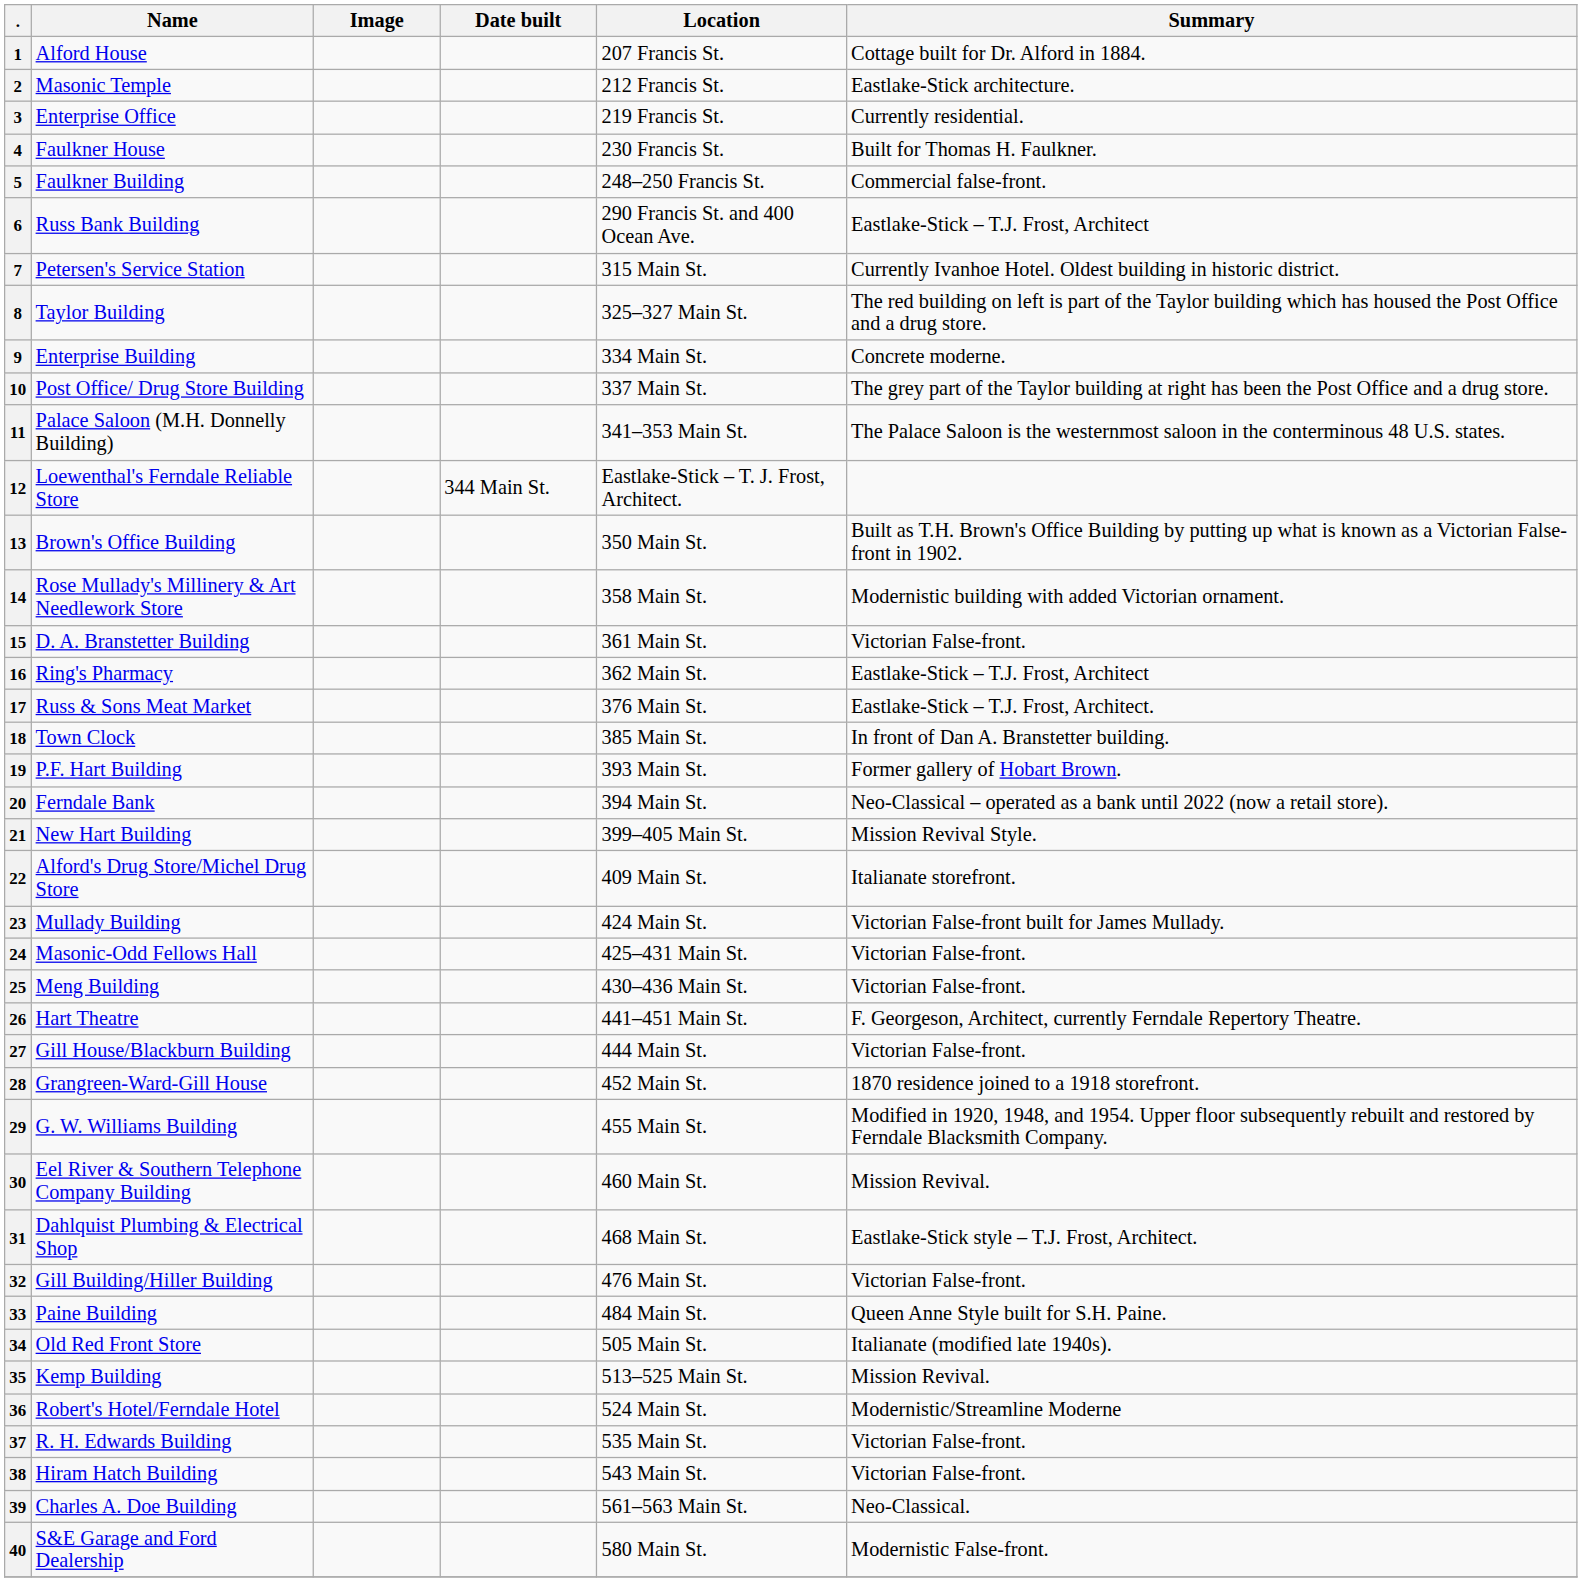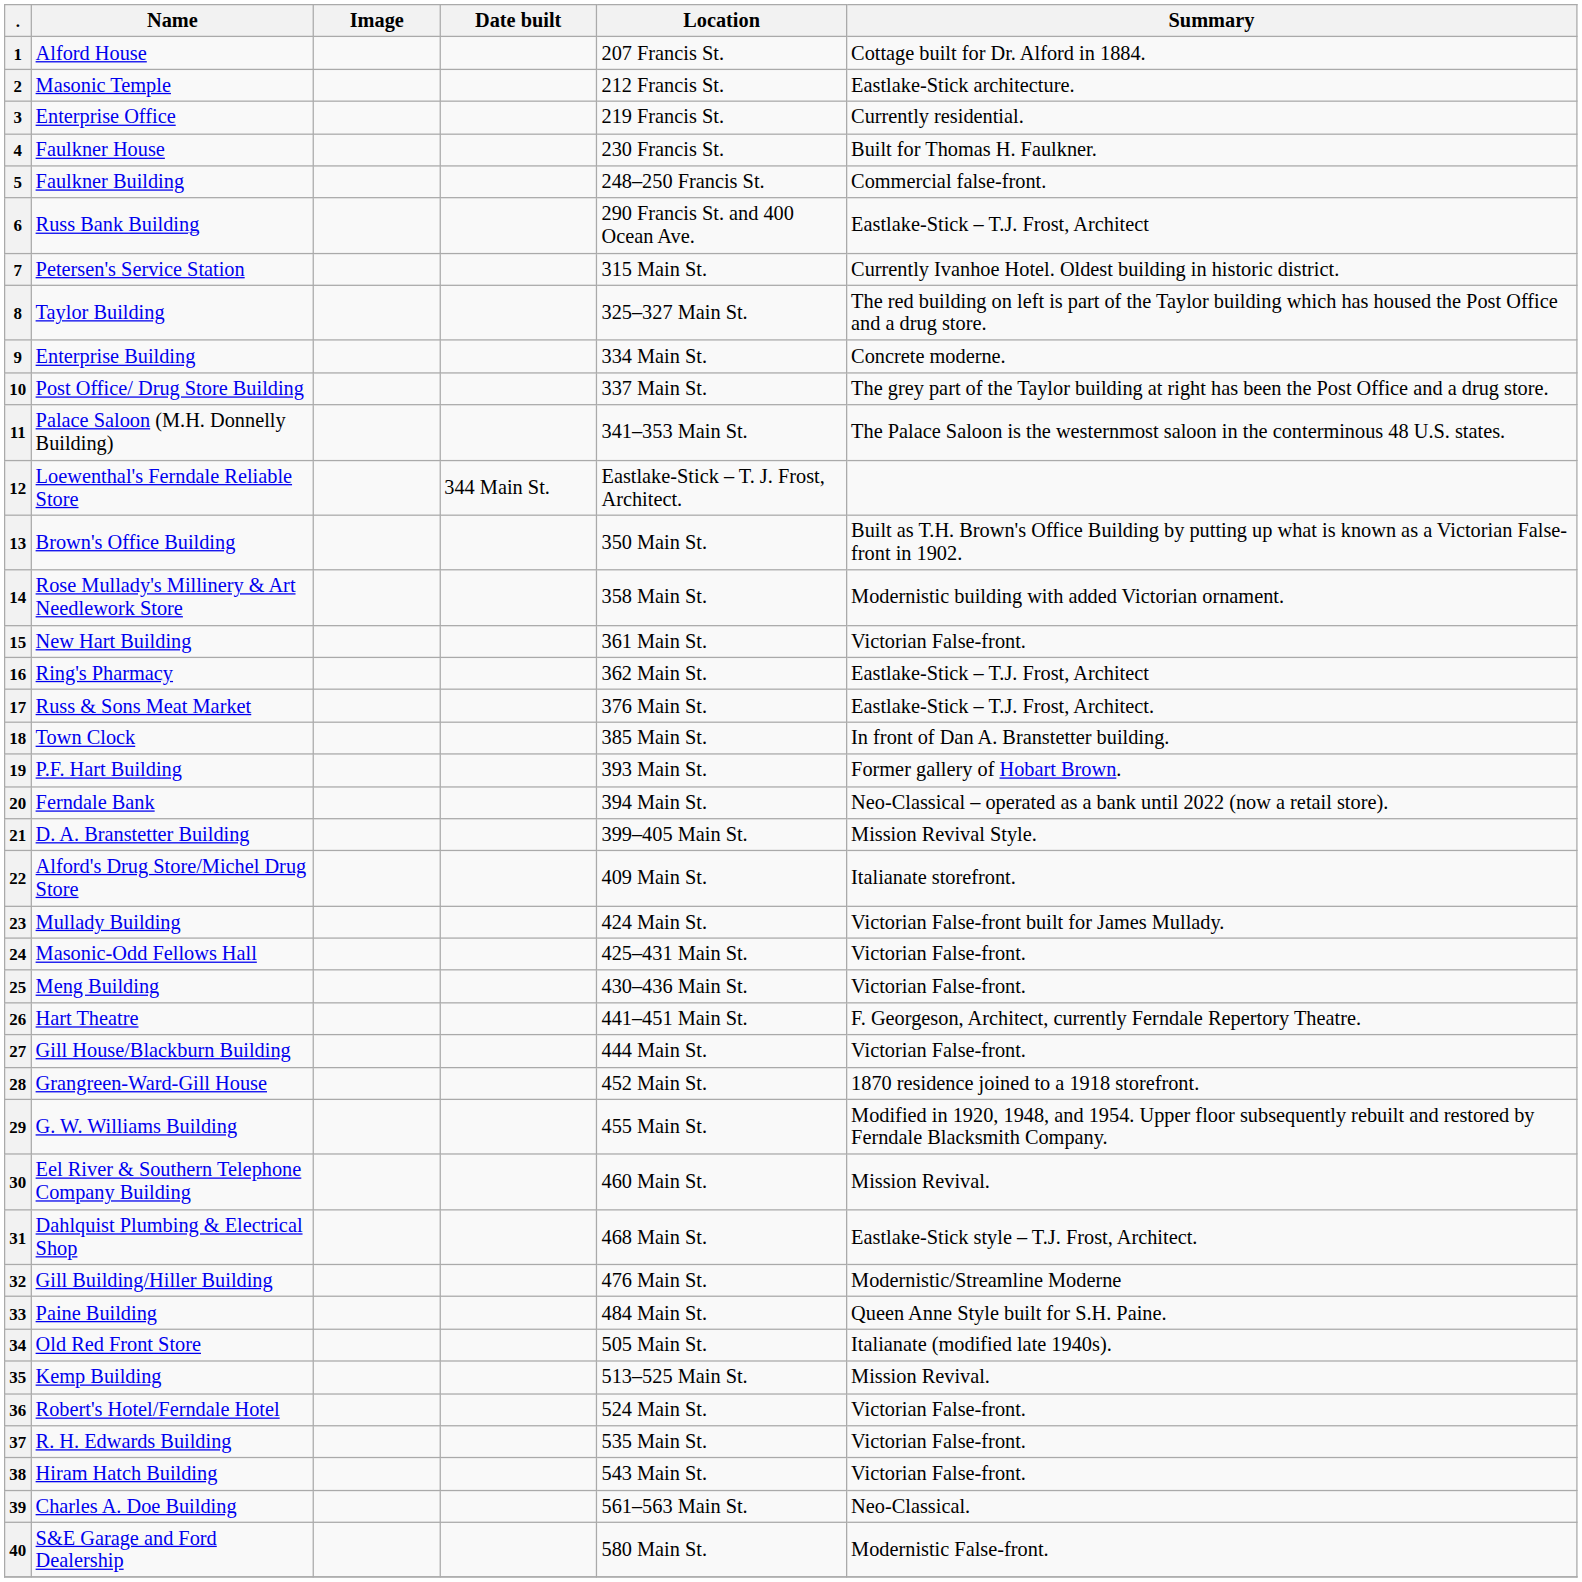(143, 641) D. A. Branstetter Building -> (113, 641) New Hart Building
(113, 834) New Hart Building -> (143, 834) D. A. Branstetter Building
(939, 1280) Victorian False-front. -> (986, 1280) Modernistic/Streamline Moderne
(986, 1409) Modernistic/Streamline Moderne -> (939, 1409) Victorian False-front.
